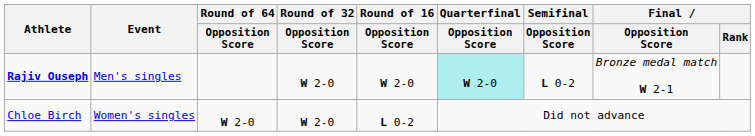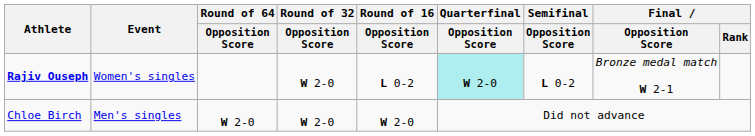(138, 76) Men's singles -> (144, 76) Women's singles
(397, 83) W 2-0 -> (397, 83) L 0-2
(144, 115) Women's singles -> (138, 115) Men's singles
(397, 122) L 0-2 -> (397, 122) W 2-0
